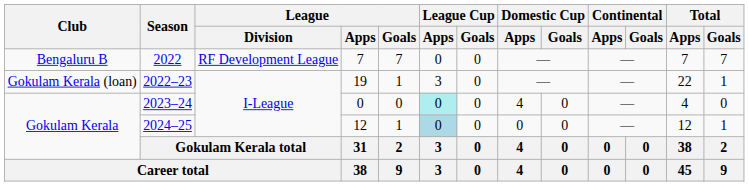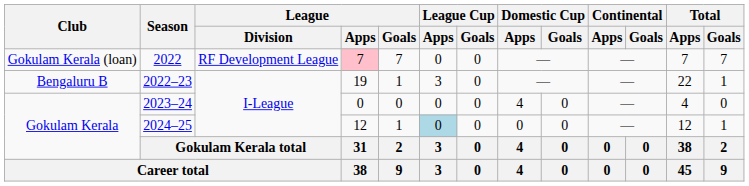(72, 59) Bengaluru B -> (72, 59) Gokulam Kerala (loan)
(360, 59) no background -> (360, 59) pink background
(72, 81) Gokulam Kerala (loan) -> (72, 81) Bengaluru B
(438, 103) paleturquoise background -> (438, 103) no background
